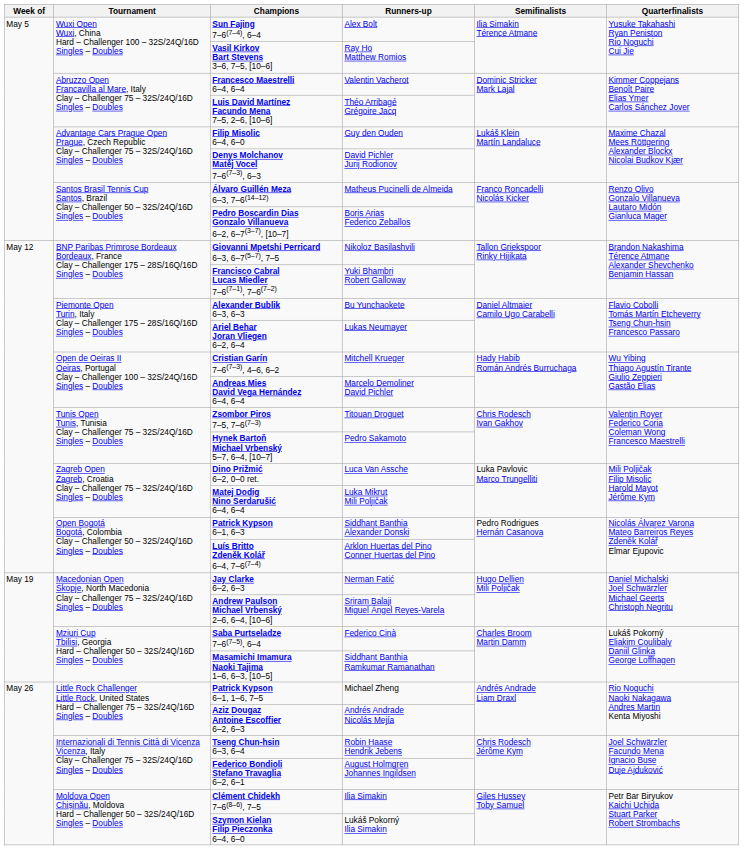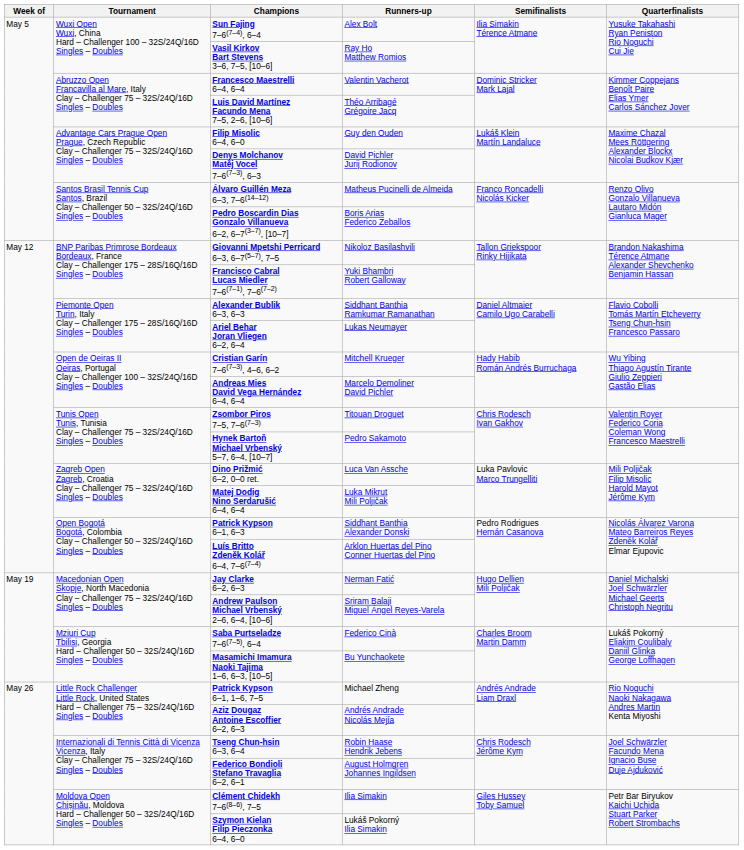(375, 304) Bu Yunchaokete -> (390, 309) Siddhant Banthia Ramkumar Ramanathan
(390, 661) Siddhant Banthia Ramkumar Ramanathan -> (375, 657) Bu Yunchaokete
